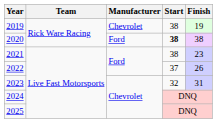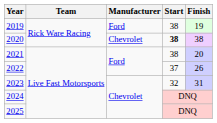(125, 26) Chevrolet -> (117, 26) Ford
(117, 40) Ford -> (125, 40) Chevrolet
(199, 54) 23 -> (199, 54) 20
